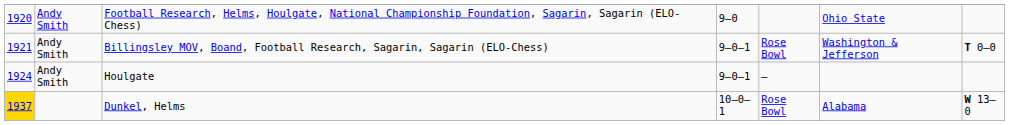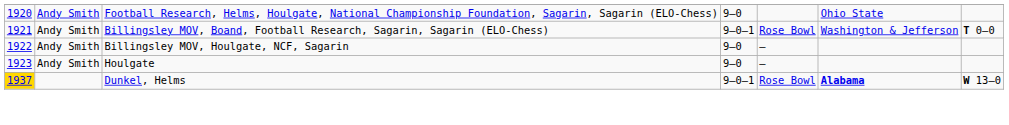+ row: (227, 47)
(19, 77) 1924 -> (19, 64) 1923
(735, 77) 9–0–1 -> (732, 64) 9–0
(735, 106) 10–0–1 -> (739, 81) 9–0–1
(844, 106) normal -> (843, 81) bold
